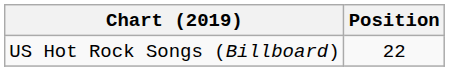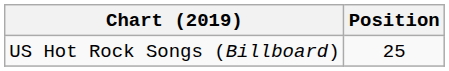(394, 51) 22 -> (394, 51) 25
